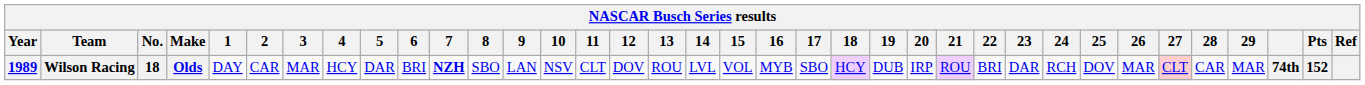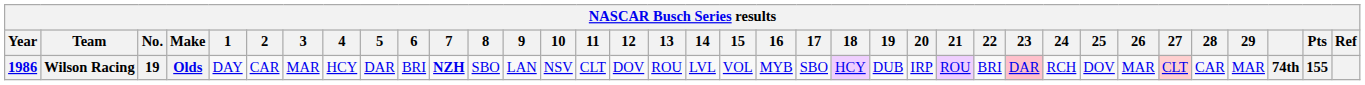(23, 67) 1989 -> (23, 67) 1986
(152, 67) 18 -> (152, 67) 19
(1024, 67) no background -> (1024, 67) pink background
(1317, 67) 152 -> (1317, 67) 155
